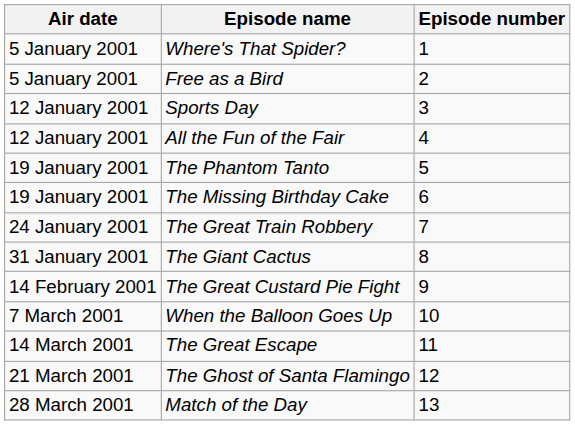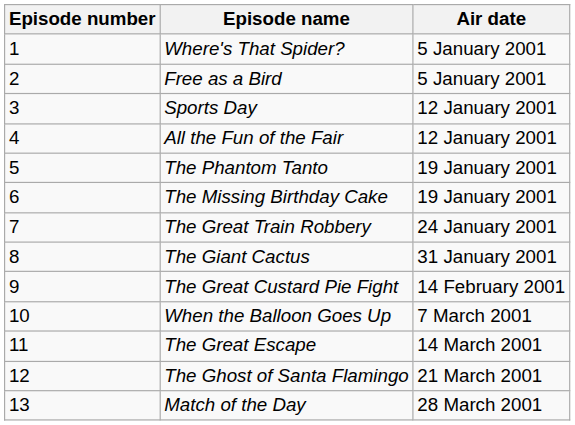columns swapped: (492, 19) <-> (83, 19)
